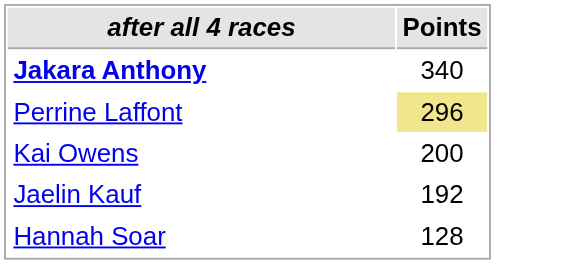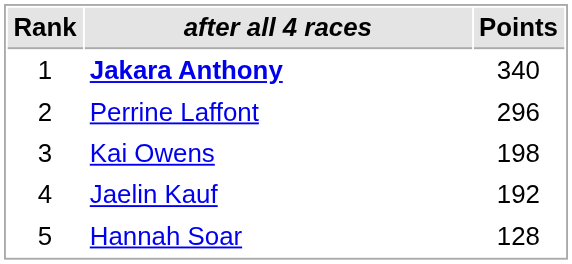+ column: (45, 27)
(442, 112) khaki background -> (518, 112) no background
(442, 153) 200 -> (518, 153) 198
